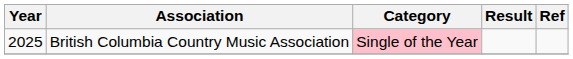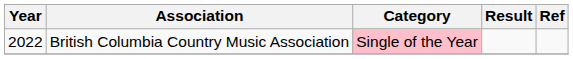(25, 41) 2025 -> (25, 41) 2022
